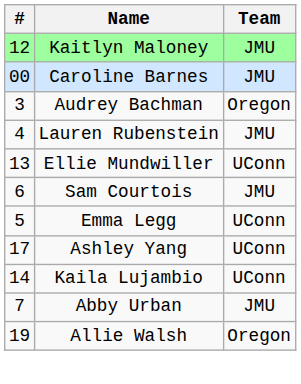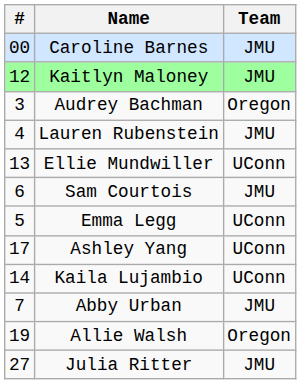rows swapped: (129, 48) <-> (129, 77)
+ row: (129, 365)
